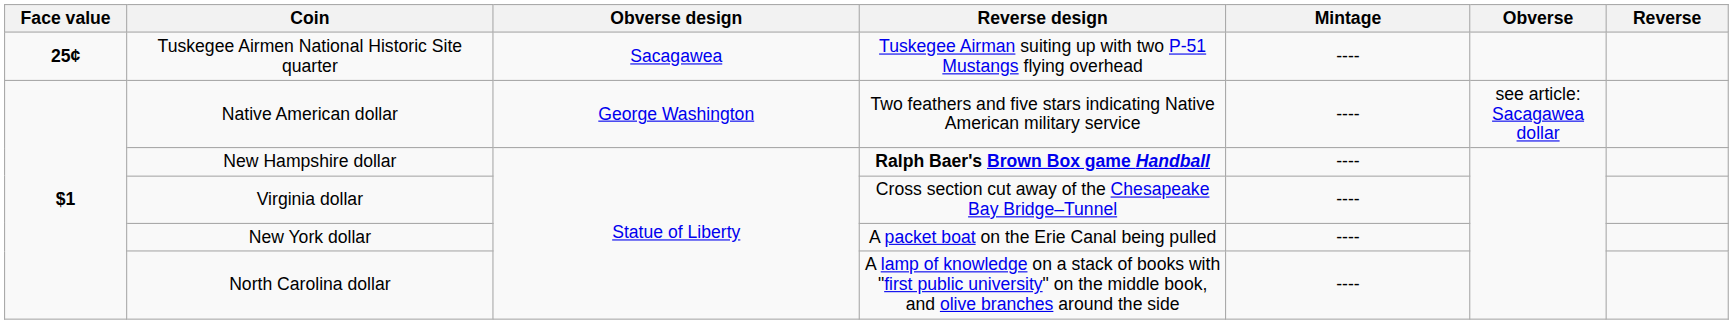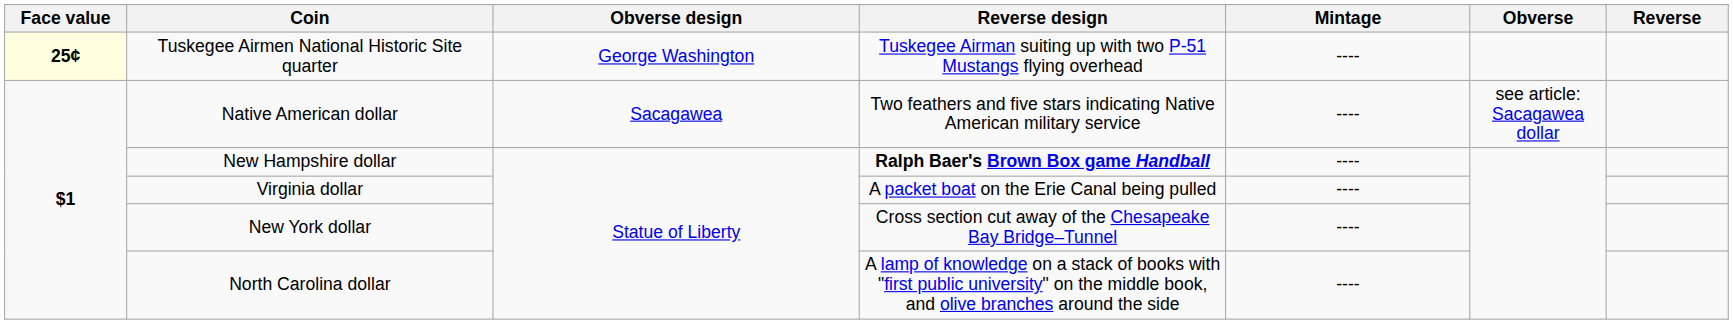(66, 56) no background -> (66, 56) lightyellow background
(676, 56) Sacagawea -> (676, 56) George Washington
(676, 113) George Washington -> (676, 113) Sacagawea
(1043, 199) Cross section cut away of the Chesapeake Bay Bridge–Tunnel -> (1043, 189) A packet boat on the Erie Canal being pulled
(1043, 237) A packet boat on the Erie Canal being pulled -> (1043, 227) Cross section cut away of the Chesapeake Bay Bridge–Tunnel
